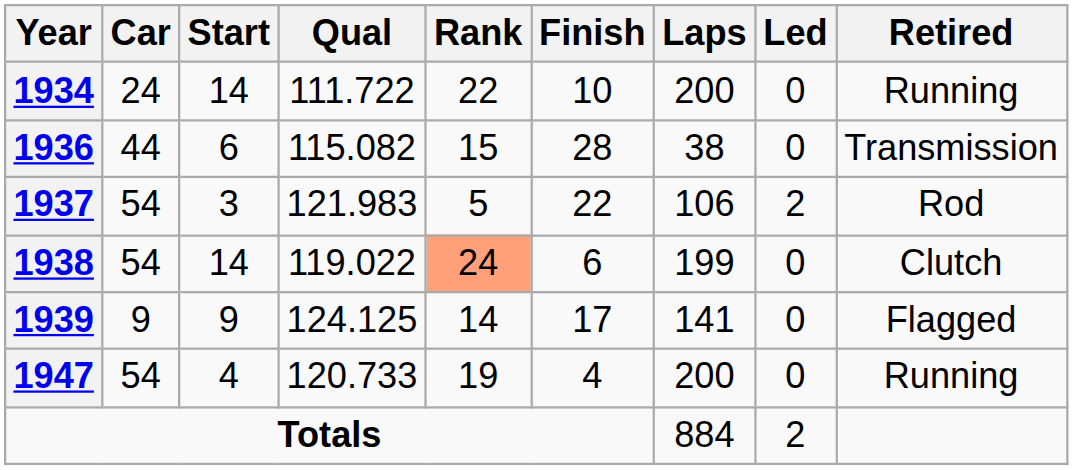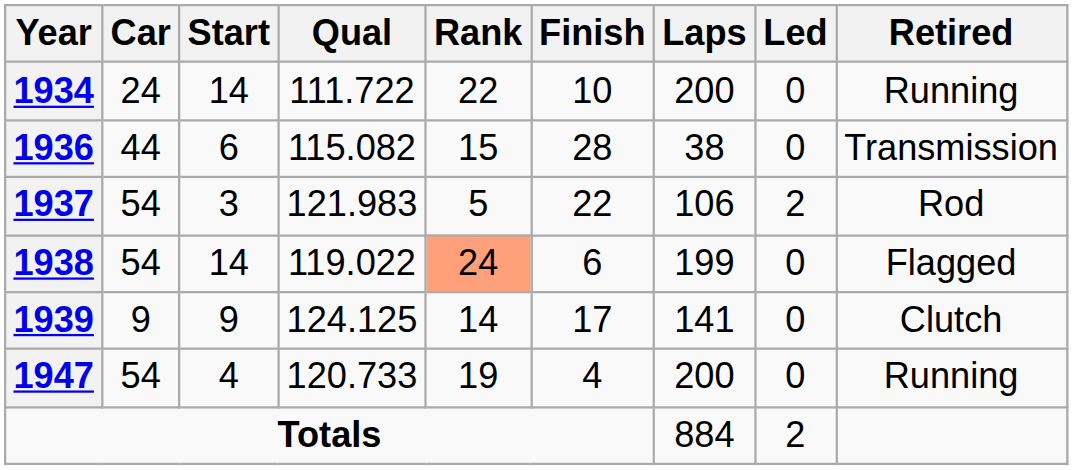(951, 262) Clutch -> (951, 262) Flagged
(951, 319) Flagged -> (951, 319) Clutch
